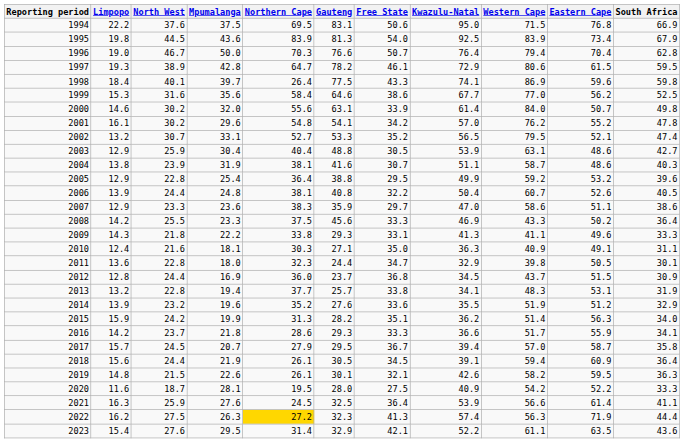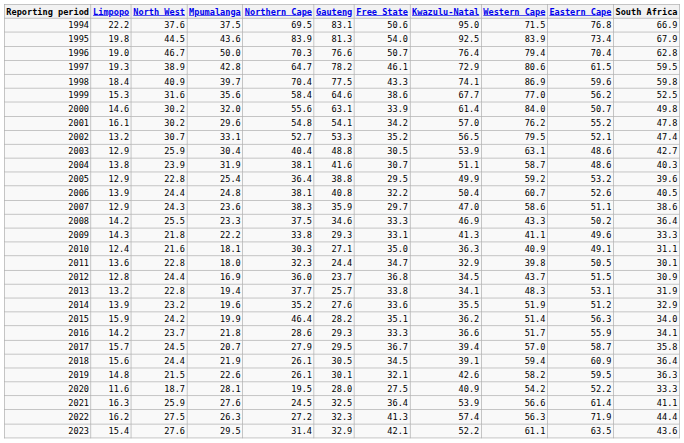(175, 81) 40.1 -> (175, 81) 40.9
(302, 81) 26.4 -> (302, 81) 70.4
(175, 207) 23.3 -> (175, 207) 24.3
(342, 221) 45.6 -> (342, 221) 34.6
(302, 319) 31.3 -> (302, 319) 46.4
(302, 417) gold background -> (302, 417) no background
